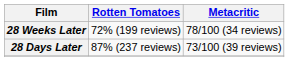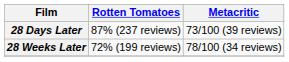rows swapped: (46, 47) <-> (46, 30)
